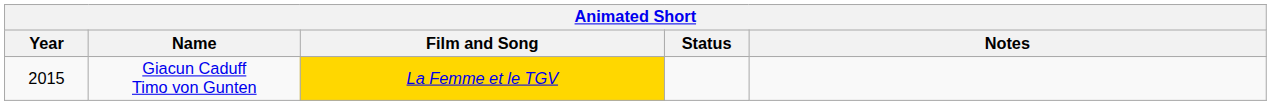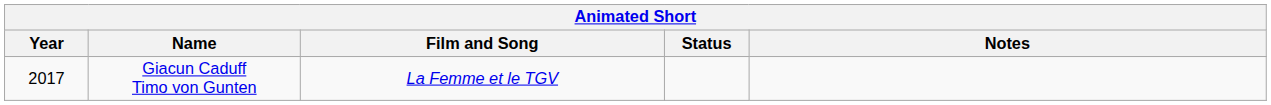(47, 78) 2015 -> (47, 78) 2017
(482, 78) gold background -> (482, 78) no background
